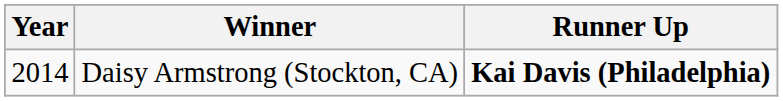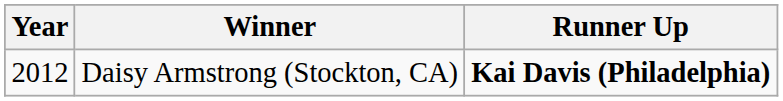(40, 72) 2014 -> (40, 72) 2012
